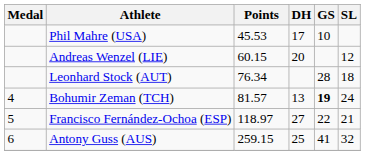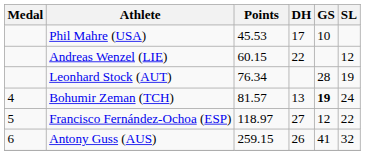(298, 56) 20 -> (298, 56) 22
(347, 77) 18 -> (347, 77) 19
(324, 118) 22 -> (324, 118) 12
(347, 118) 21 -> (347, 118) 22
(298, 139) 25 -> (298, 139) 26
